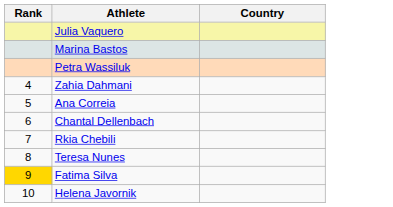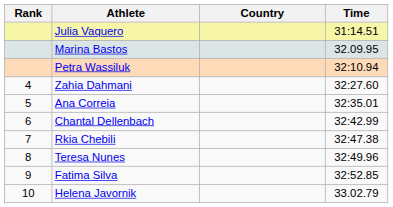+ column: (356, 13)
(28, 175) gold background -> (28, 175) no background
